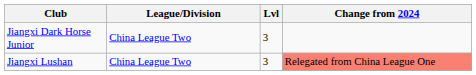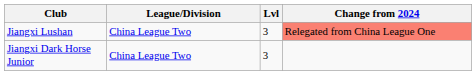rows swapped: (49, 37) <-> (40, 62)
